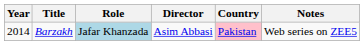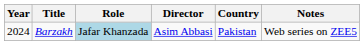(18, 31) 2014 -> (18, 31) 2024
(237, 31) pink background -> (237, 31) no background
